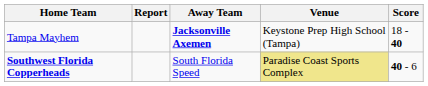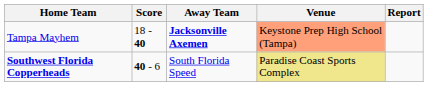columns swapped: (406, 13) <-> (151, 13)
(324, 36) no background -> (321, 36) lightsalmon background
